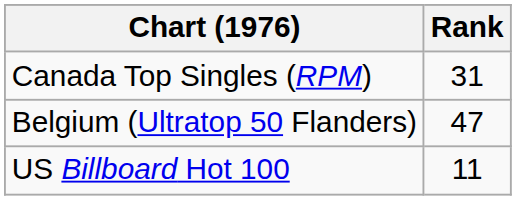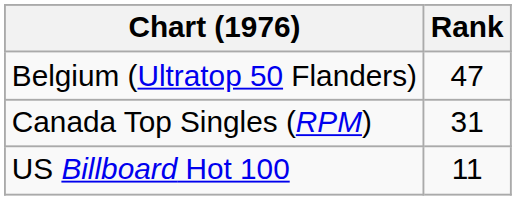rows swapped: (214, 122) <-> (192, 75)
